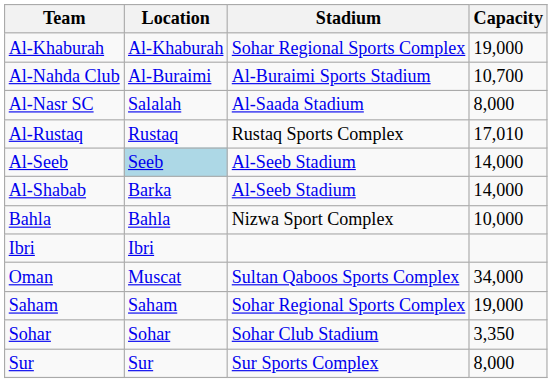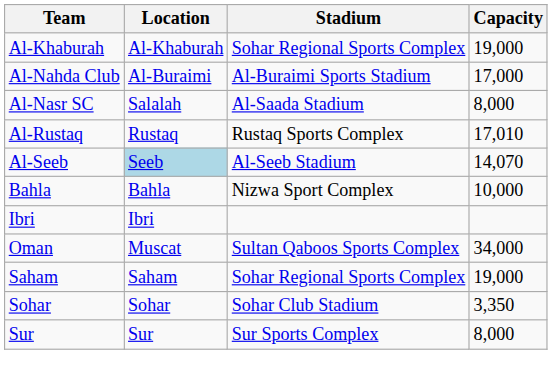(498, 76) 10,700 -> (498, 76) 17,000
(498, 162) 14,000 -> (498, 162) 14,070
- row: (47, 190)
